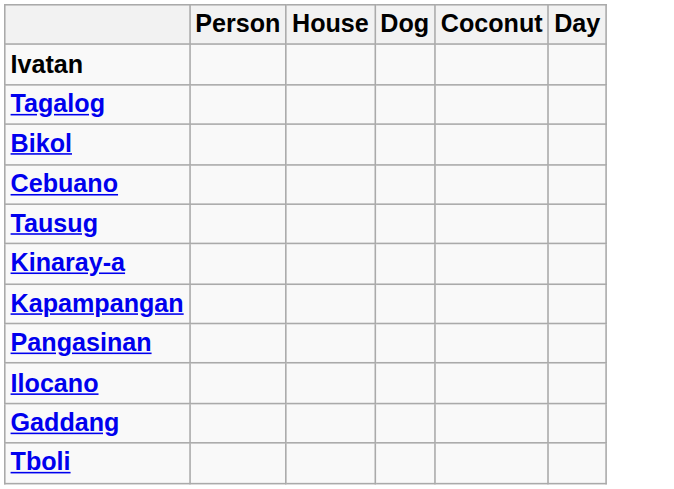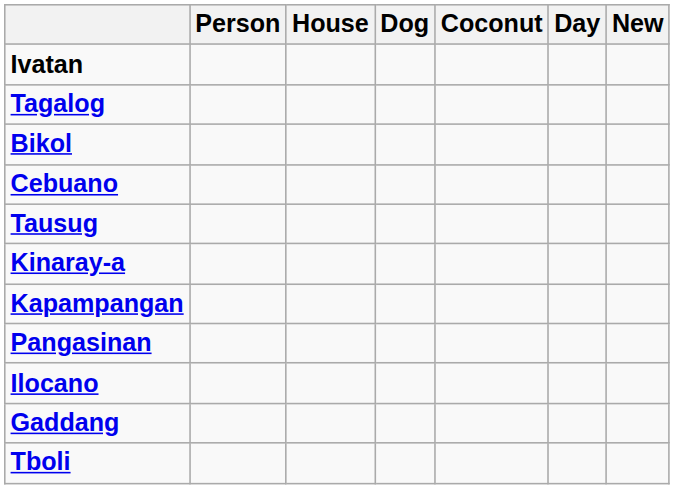+ column: (638, 24)
